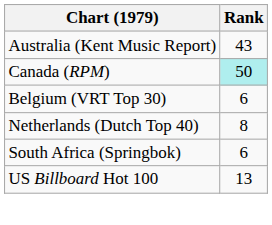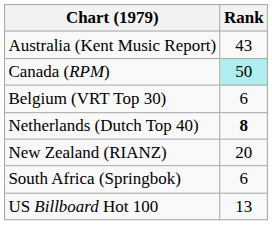(244, 125) normal -> (244, 125) bold
+ row: (88, 152)
